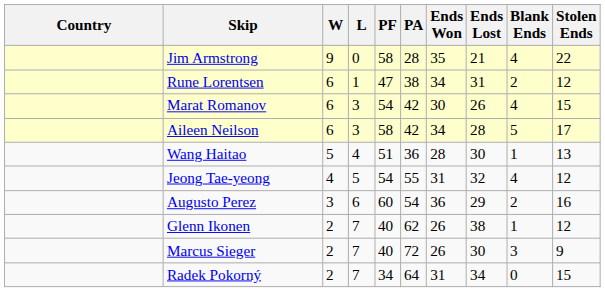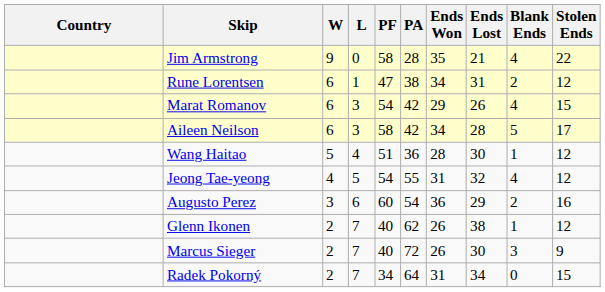(438, 105) 30 -> (438, 105) 29
(564, 154) 13 -> (564, 154) 12
